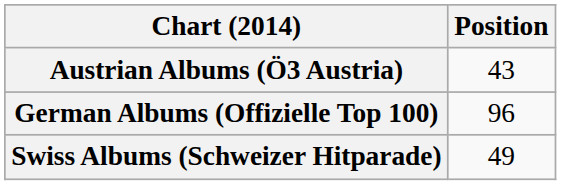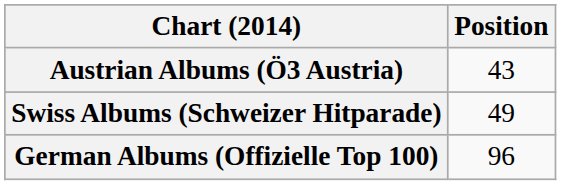rows swapped: (226, 112) <-> (226, 156)
